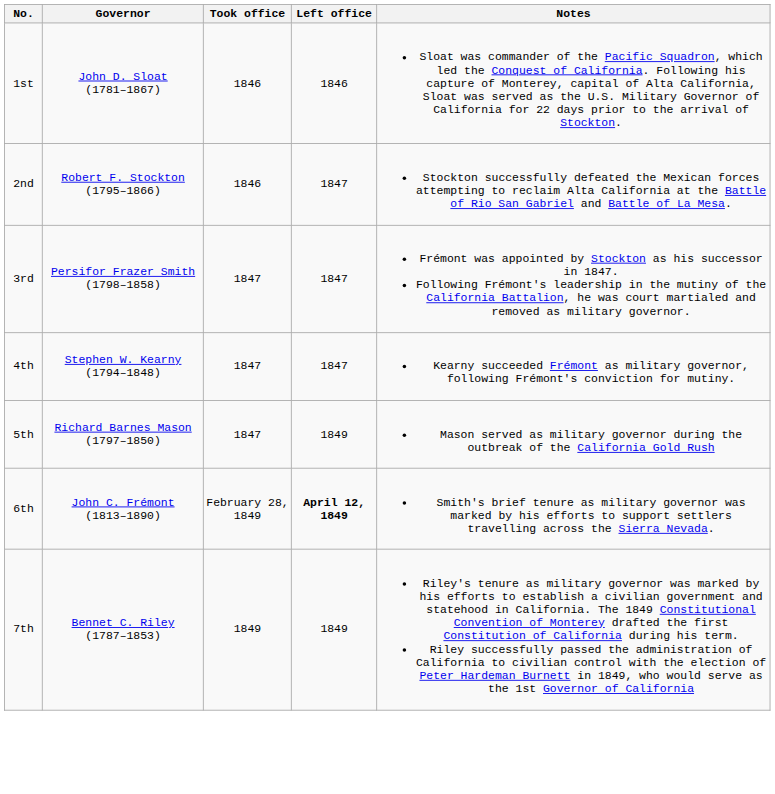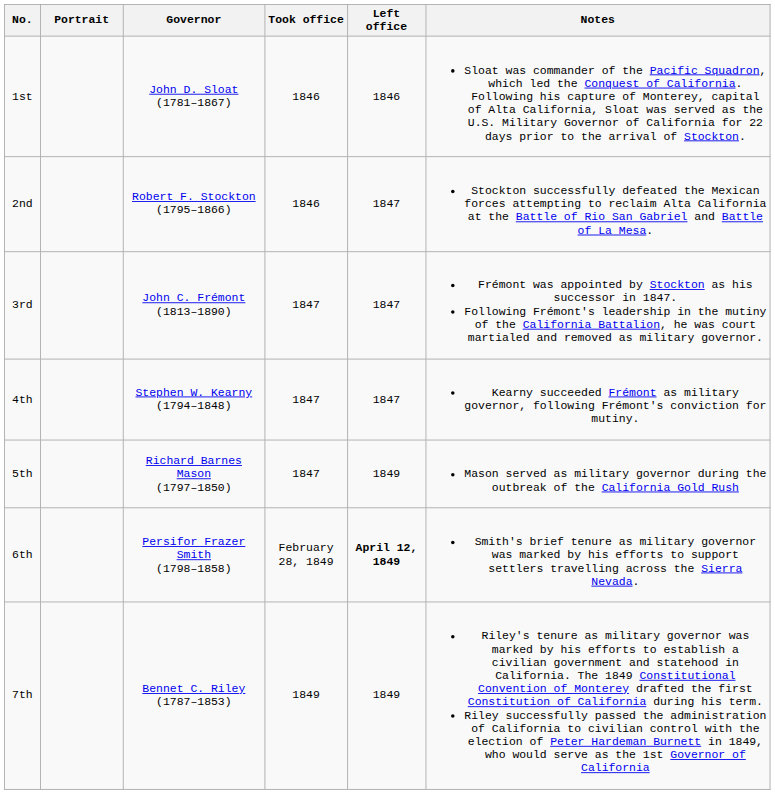+ column: (82, 20)
(123, 279) Persifor Frazer Smith (1798–1858) -> (194, 305) John C. Frémont (1813–1890)
(123, 509) John C. Frémont (1813–1890) -> (194, 555) Persifor Frazer Smith (1798–1858)
